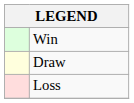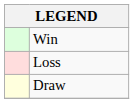rows swapped: (49, 62) <-> (47, 86)
